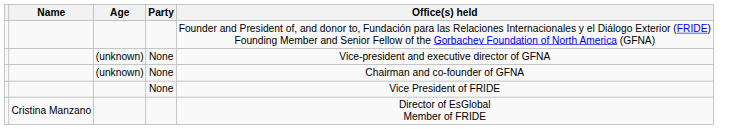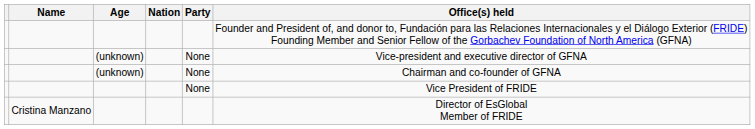+ column: (164, 12)
